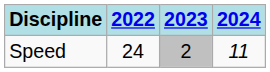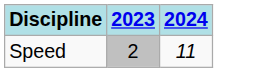- column: (133, 20)
